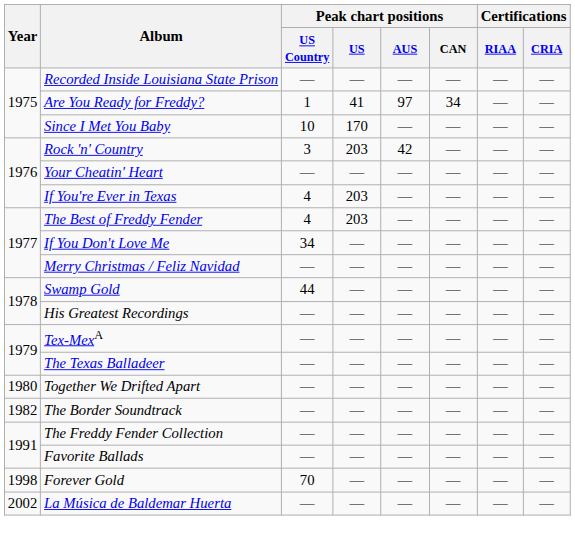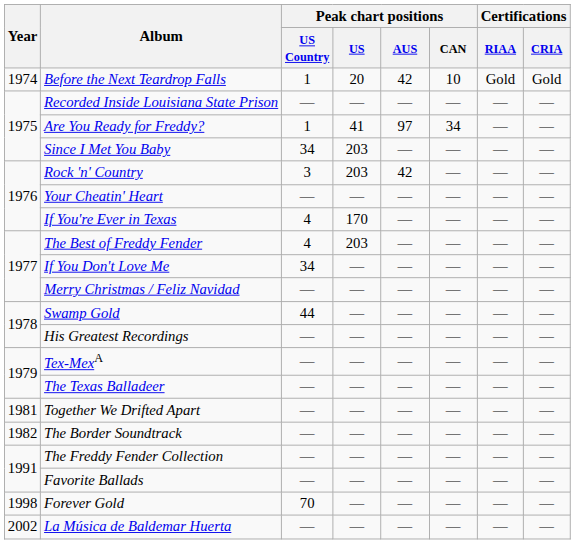+ row: (135, 79)
(307, 126) 10 -> (307, 149) 34
(357, 126) 170 -> (357, 149) 203
(357, 196) 203 -> (357, 219) 170
(23, 386) 1980 -> (23, 410) 1981
